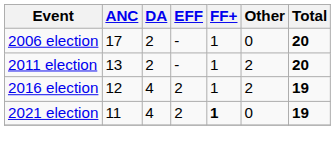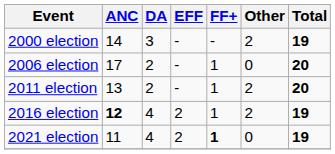+ row: (53, 40)
(114, 88) normal -> (114, 112) bold
